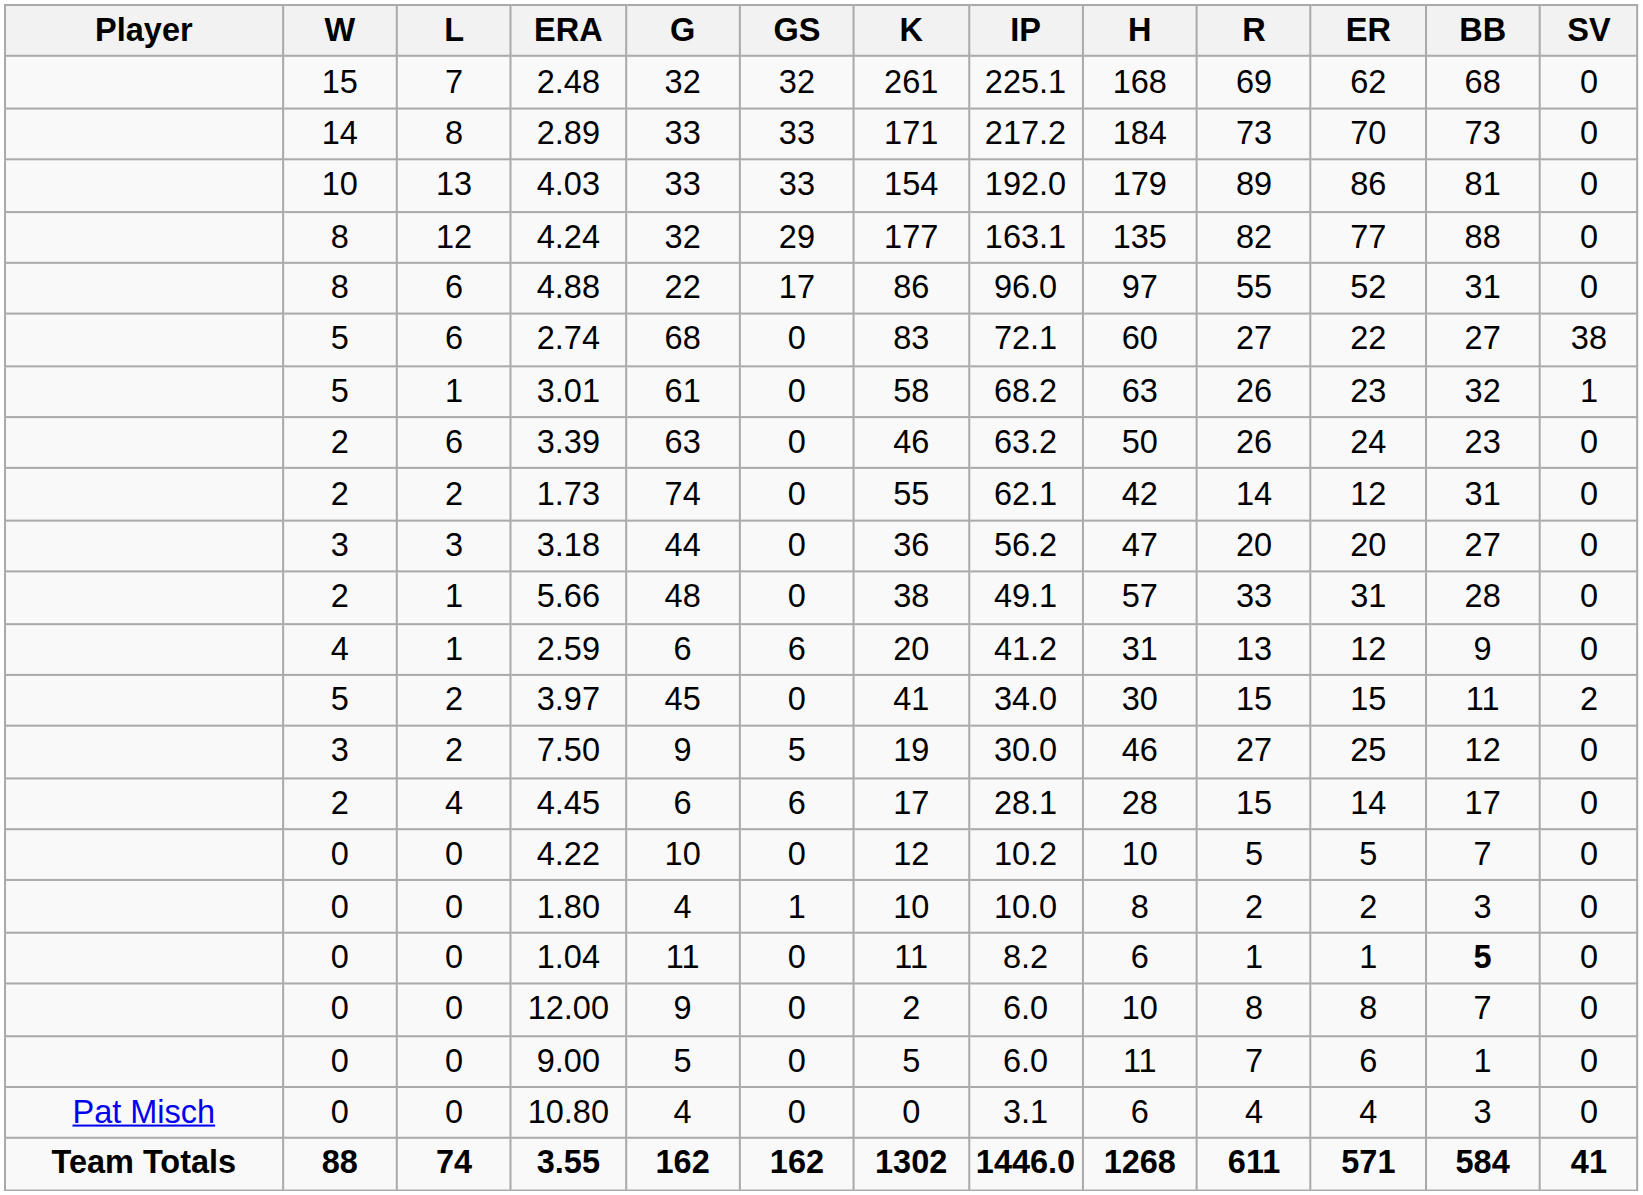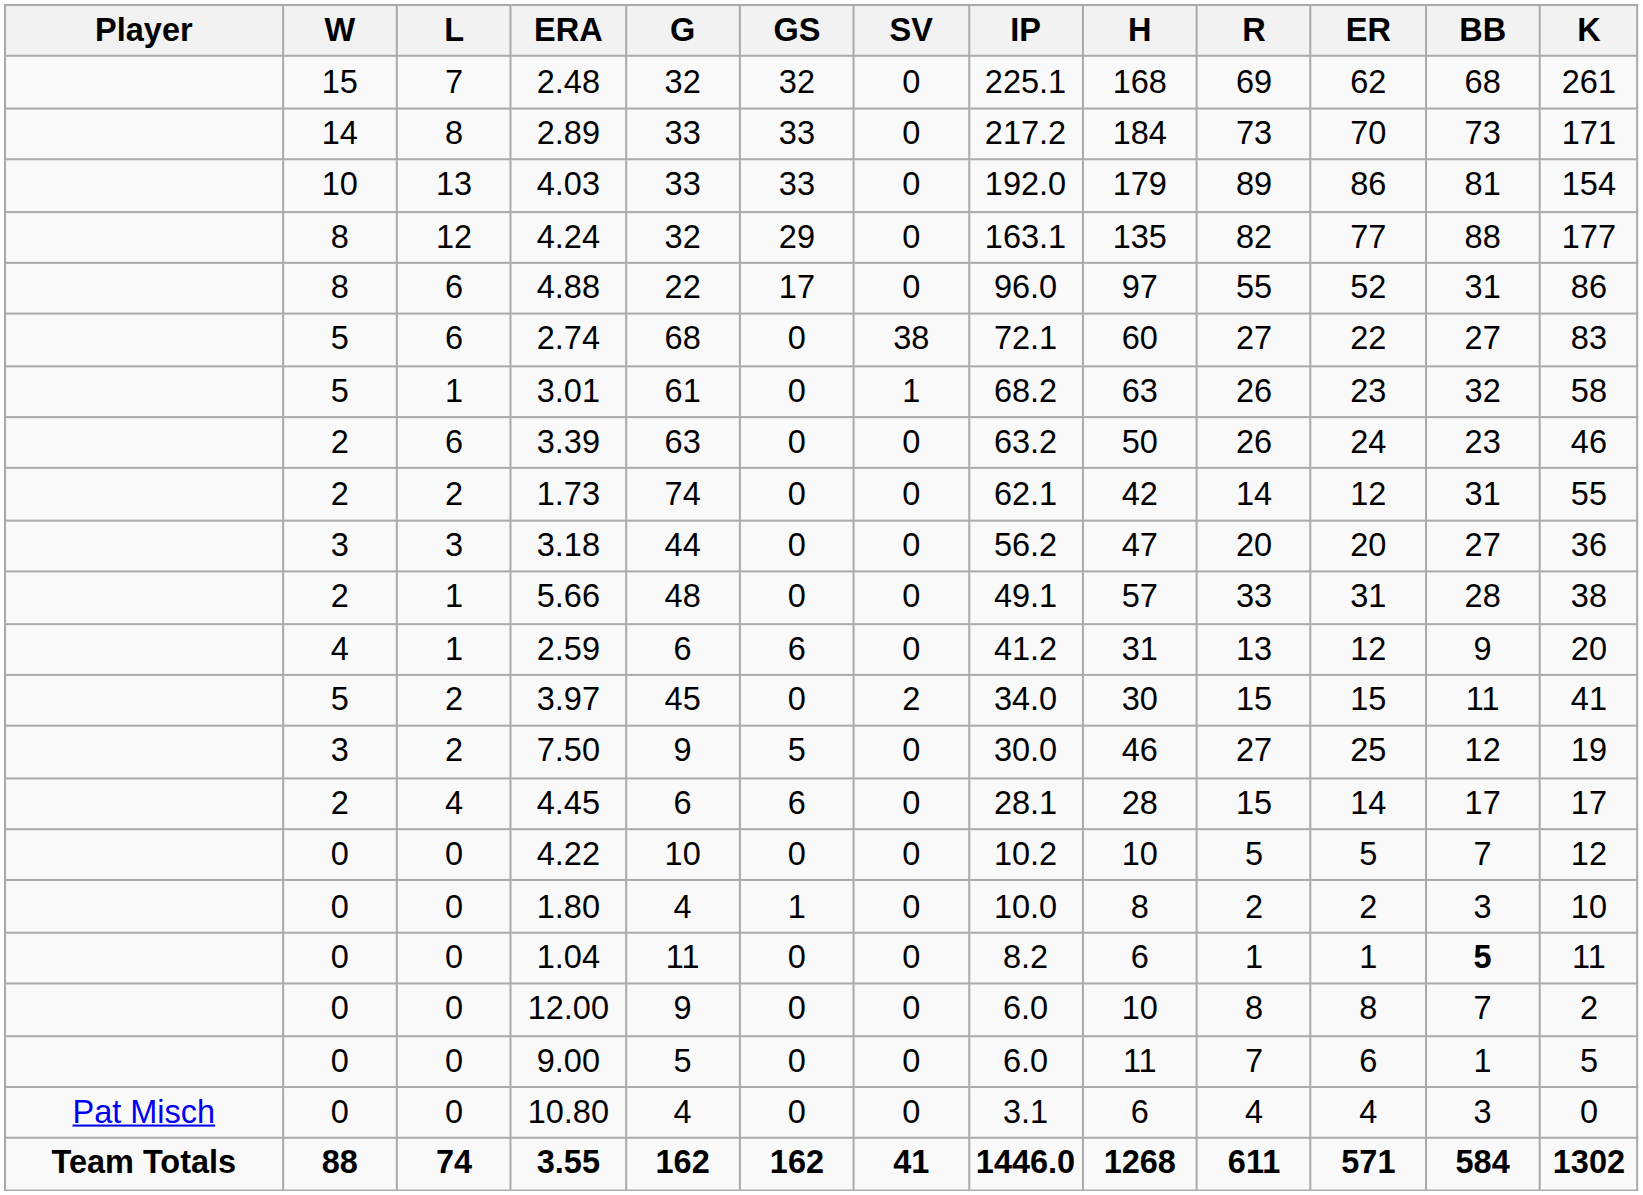columns swapped: (1589, 30) <-> (911, 30)
